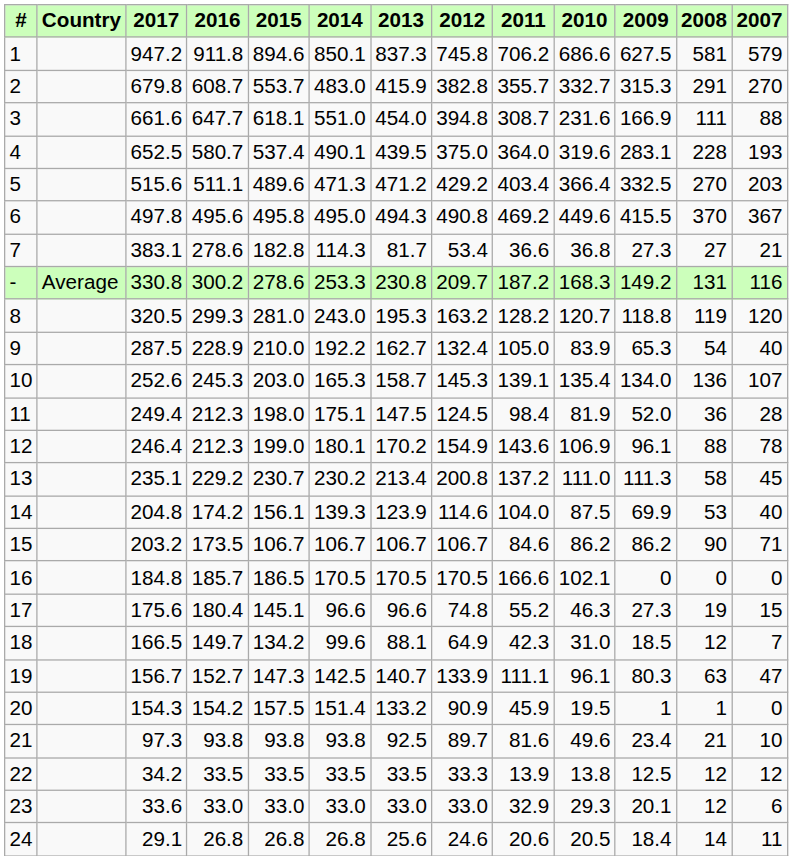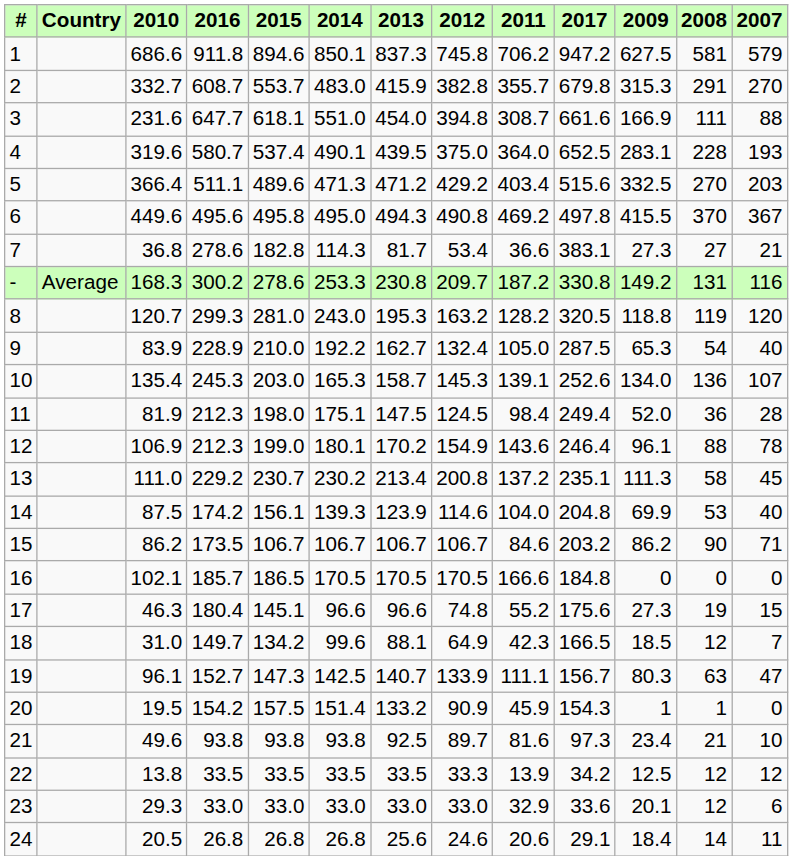columns swapped: (156, 20) <-> (585, 20)
